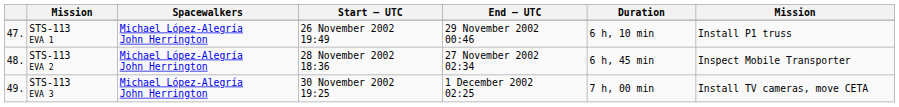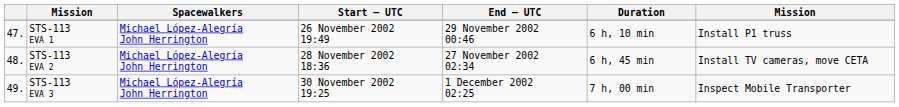(774, 61) Inspect Mobile Transporter -> (783, 61) Install TV cameras, move CETA
(783, 88) Install TV cameras, move CETA -> (774, 88) Inspect Mobile Transporter
